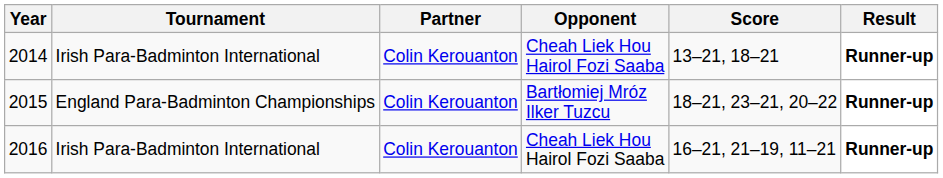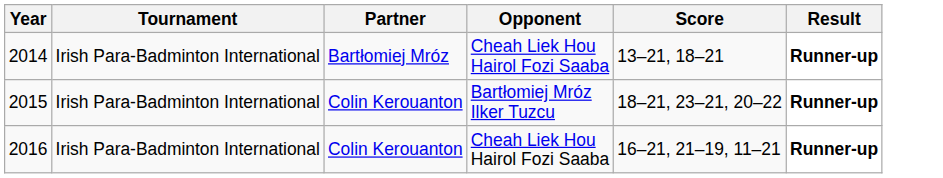(450, 56) Colin Kerouanton -> (388, 56) Bartłomiej Mróz
(215, 103) England Para-Badminton Championships -> (188, 103) Irish Para-Badminton International
